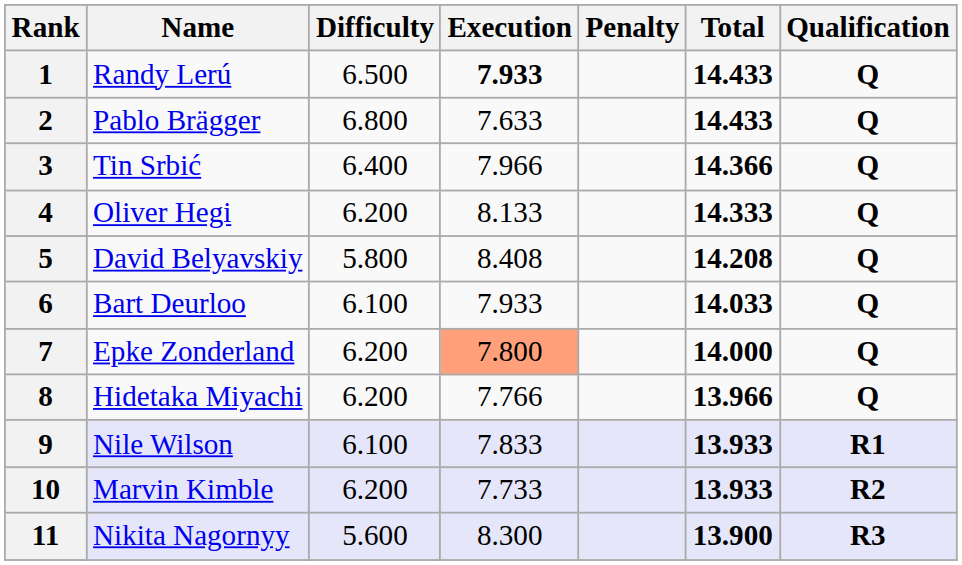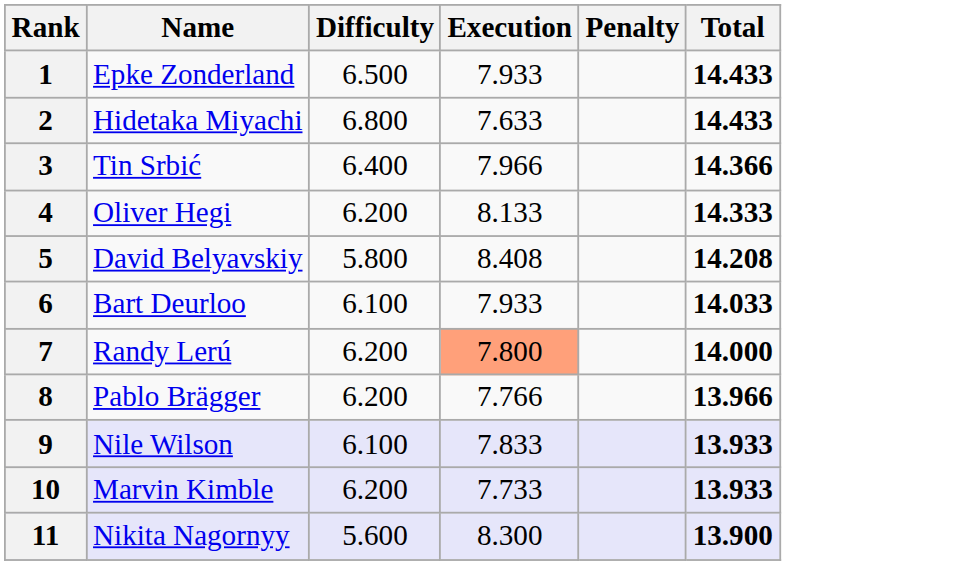- column: (868, 27)
(162, 73) Randy Lerú -> (194, 73) Epke Zonderland
(510, 73) bold -> (510, 73) normal
(177, 119) Pablo Brägger -> (198, 119) Hidetaka Miyachi
(194, 350) Epke Zonderland -> (162, 350) Randy Lerú
(198, 397) Hidetaka Miyachi -> (177, 397) Pablo Brägger
